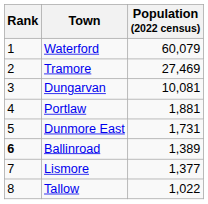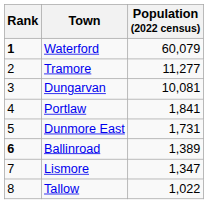(11, 48) normal -> (11, 48) bold
(181, 68) 27,469 -> (181, 68) 11,277
(184, 108) 1,881 -> (184, 108) 1,841
(184, 169) 1,377 -> (184, 169) 1,347
